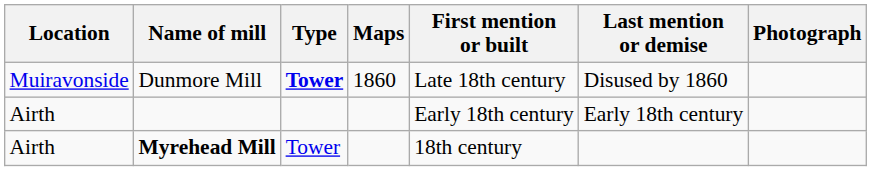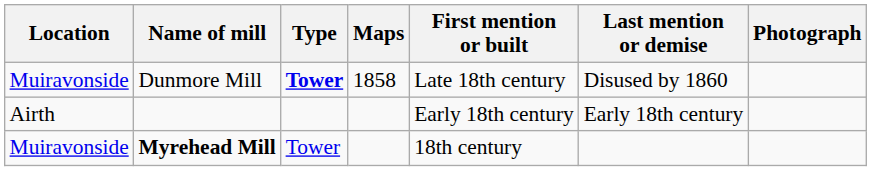(375, 79) 1860 -> (375, 79) 1858
(32, 147) Airth -> (69, 147) Muiravonside
